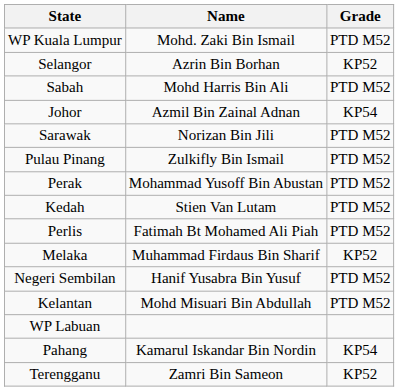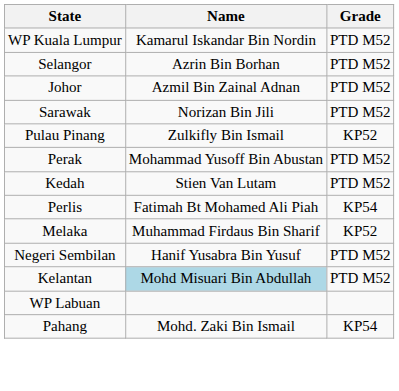(226, 40) Mohd. Zaki Bin Ismail -> (226, 40) Kamarul Iskandar Bin Nordin
(360, 64) KP52 -> (360, 64) PTD M52
- row: (65, 87)
(360, 111) KP54 -> (360, 87) PTD M52
(360, 159) PTD M52 -> (360, 135) KP52
(360, 231) PTD M52 -> (360, 207) KP54
(226, 302) no background -> (226, 278) lightblue background
(226, 350) Kamarul Iskandar Bin Nordin -> (226, 326) Mohd. Zaki Bin Ismail
- row: (65, 374)
